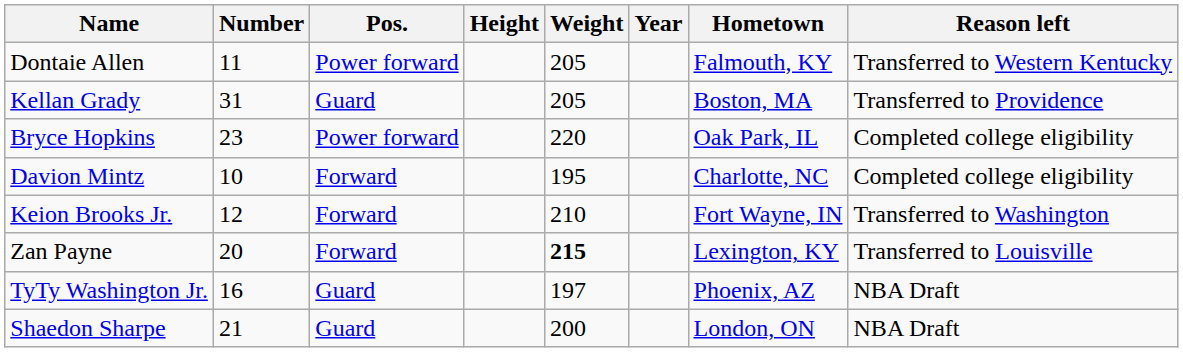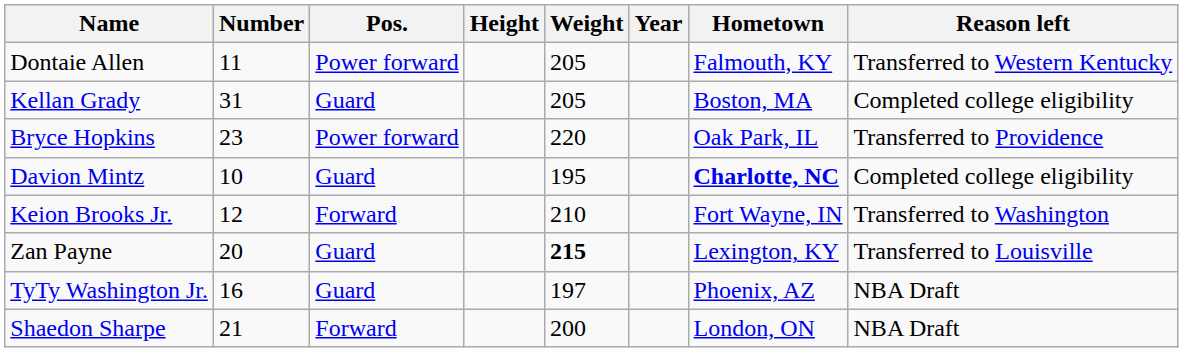(978, 99) Transferred to Providence -> (994, 99) Completed college eligibility
(994, 137) Completed college eligibility -> (978, 137) Transferred to Providence
(356, 175) Forward -> (345, 175) Guard
(761, 175) normal -> (766, 175) bold
(356, 251) Forward -> (345, 251) Guard
(345, 328) Guard -> (356, 328) Forward
